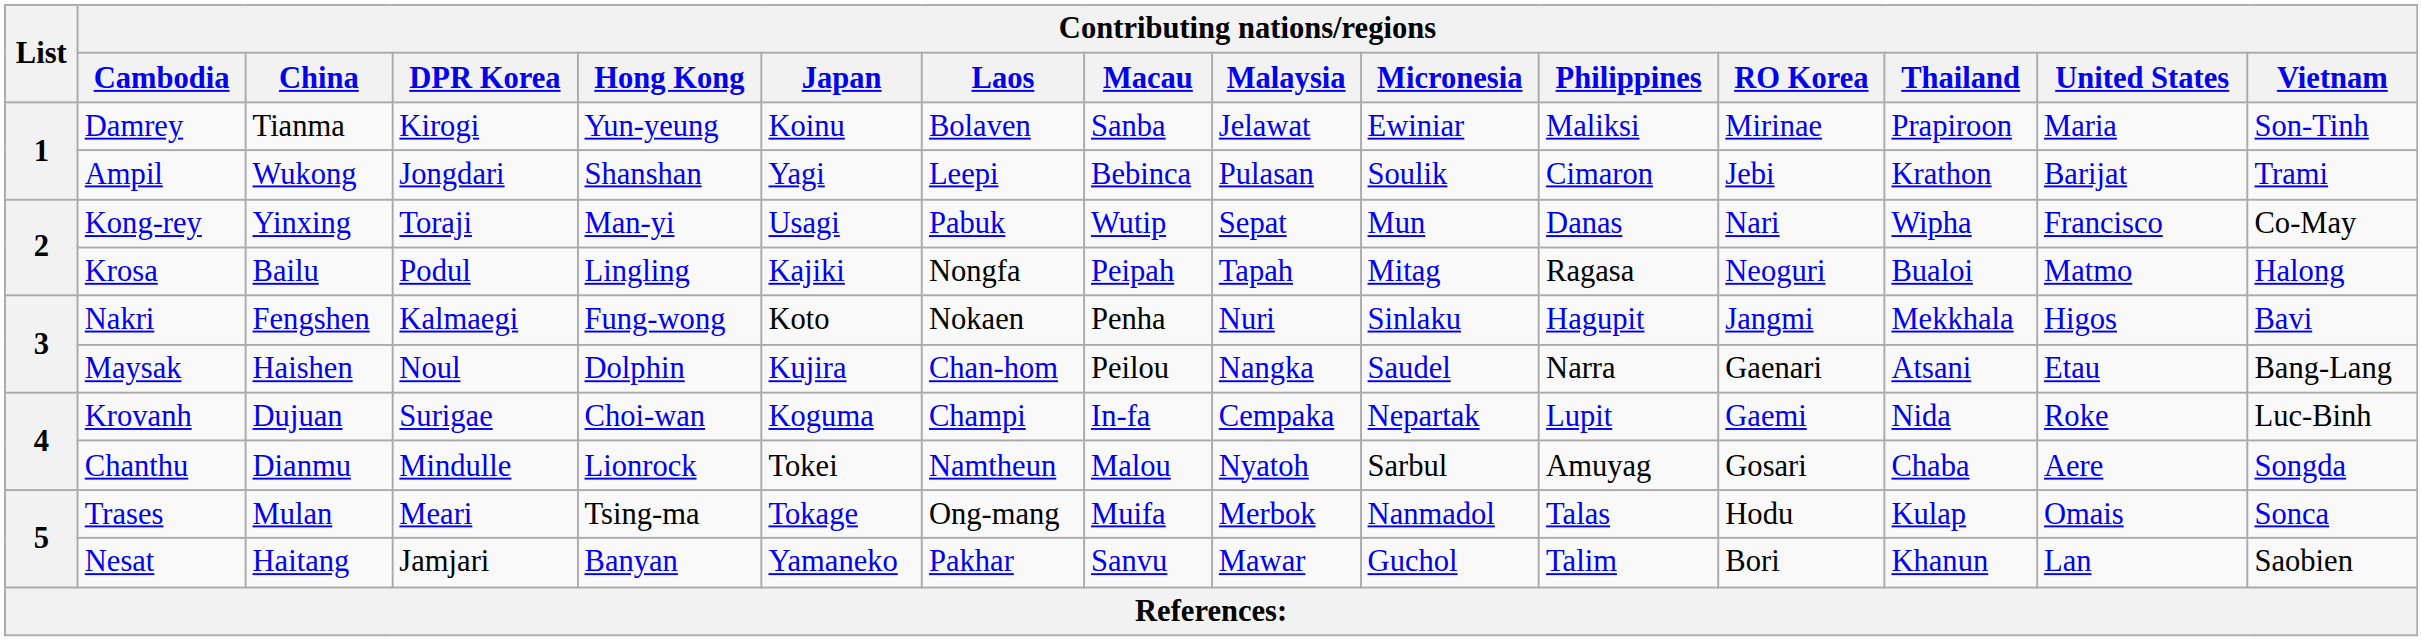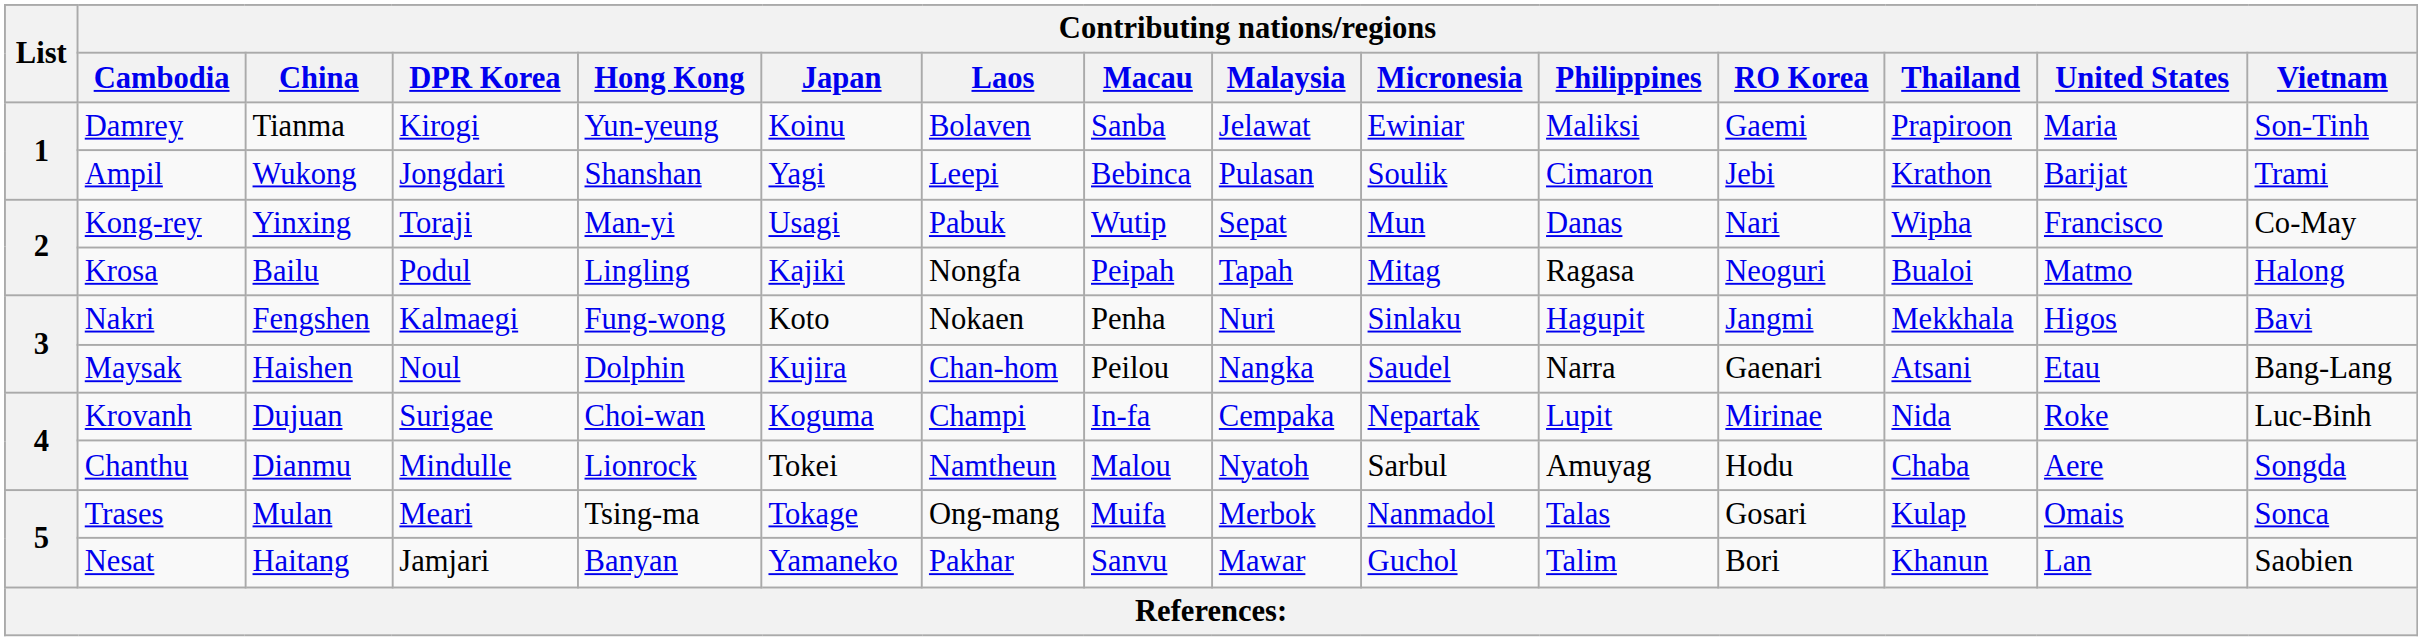(1774, 125) Mirinae -> (1766, 125) Gaemi
(1766, 416) Gaemi -> (1774, 416) Mirinae
(1766, 464) Gosari -> (1759, 464) Hodu
(1759, 513) Hodu -> (1766, 513) Gosari
